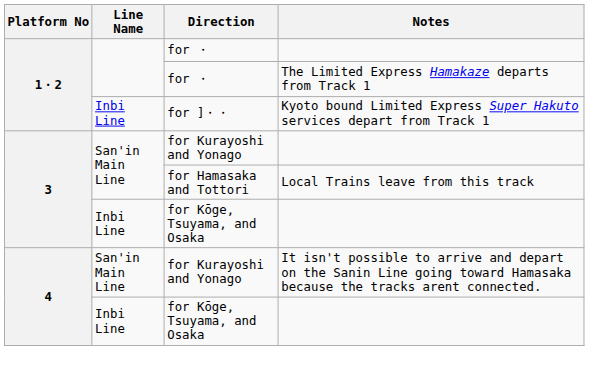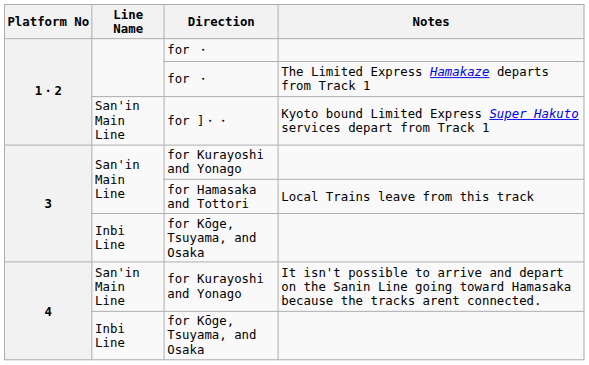(110, 113) Inbi Line -> (117, 121) San'in Main Line
